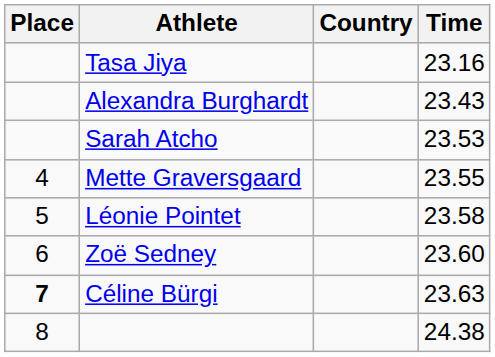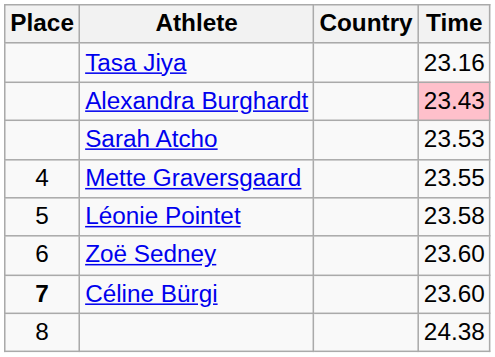(454, 100) no background -> (454, 100) pink background
(454, 293) 23.63 -> (454, 293) 23.60
